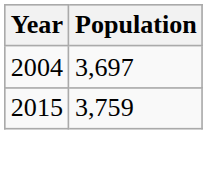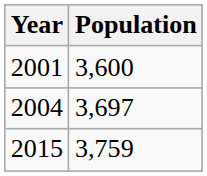+ row: (37, 66)
